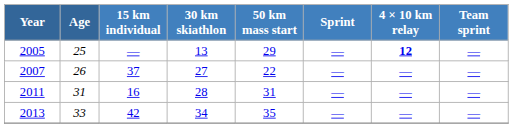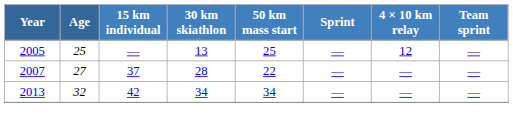(269, 50) 29 -> (269, 50) 25
(406, 50) bold -> (406, 50) normal
(80, 71) 26 -> (80, 71) 27
(201, 71) 27 -> (201, 71) 28
- row: (32, 92)
(80, 113) 33 -> (80, 92) 32
(269, 113) 35 -> (269, 92) 34
